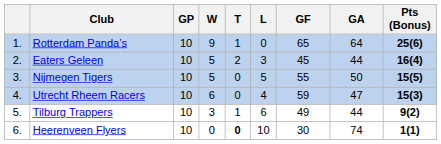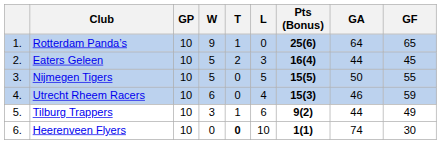columns swapped: (303, 19) <-> (410, 19)
(356, 95) 47 -> (356, 95) 46
